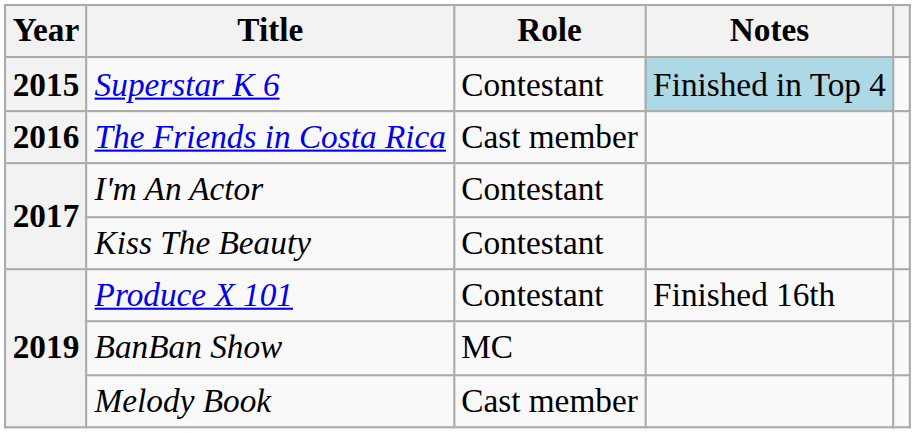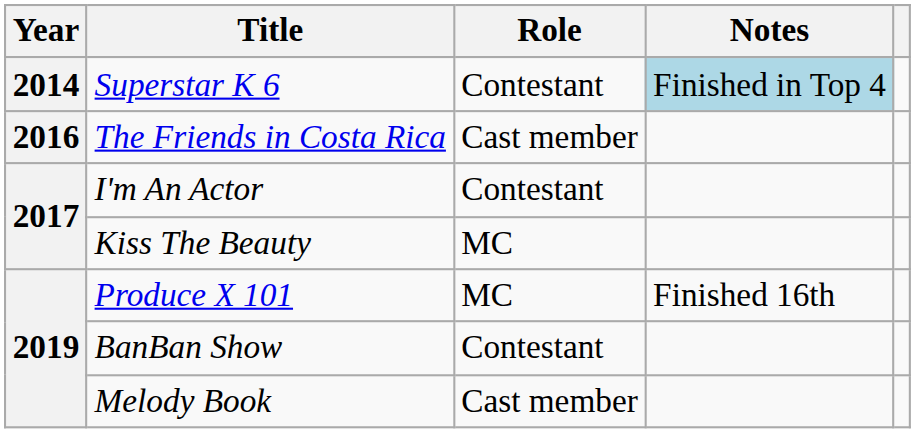(46, 83) 2015 -> (46, 83) 2014
(532, 242) Contestant -> (487, 242) MC
(532, 294) Contestant -> (487, 294) MC
(487, 347) MC -> (532, 347) Contestant
